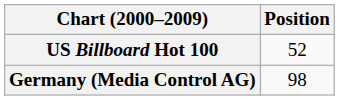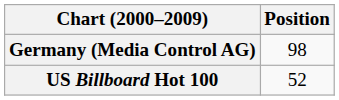rows swapped: (132, 79) <-> (132, 49)
